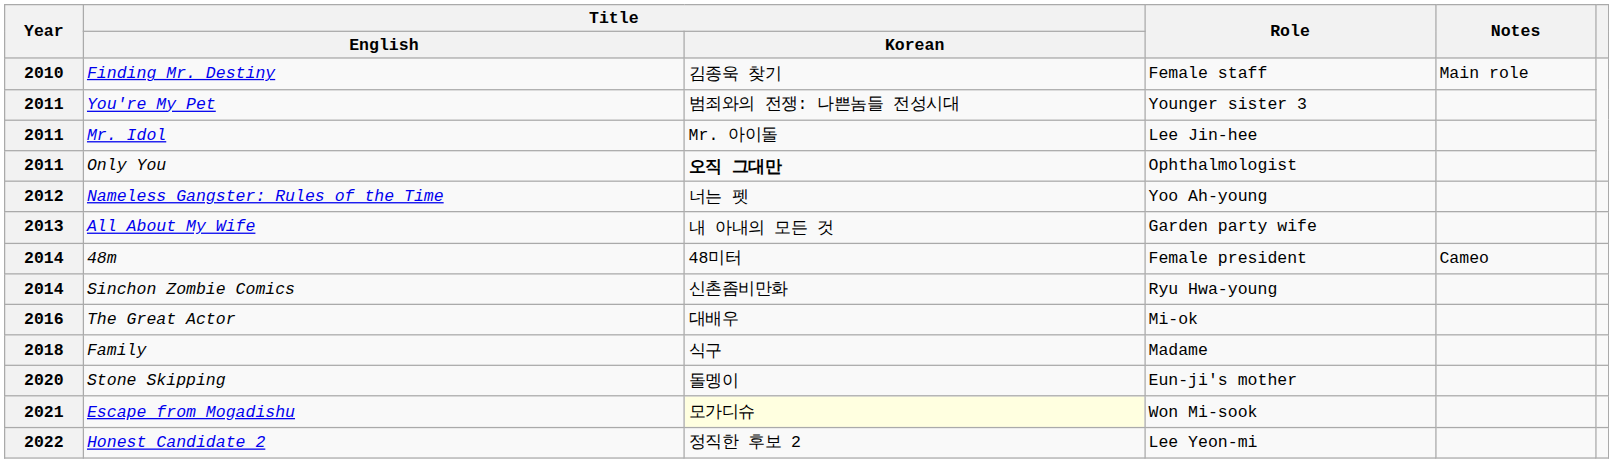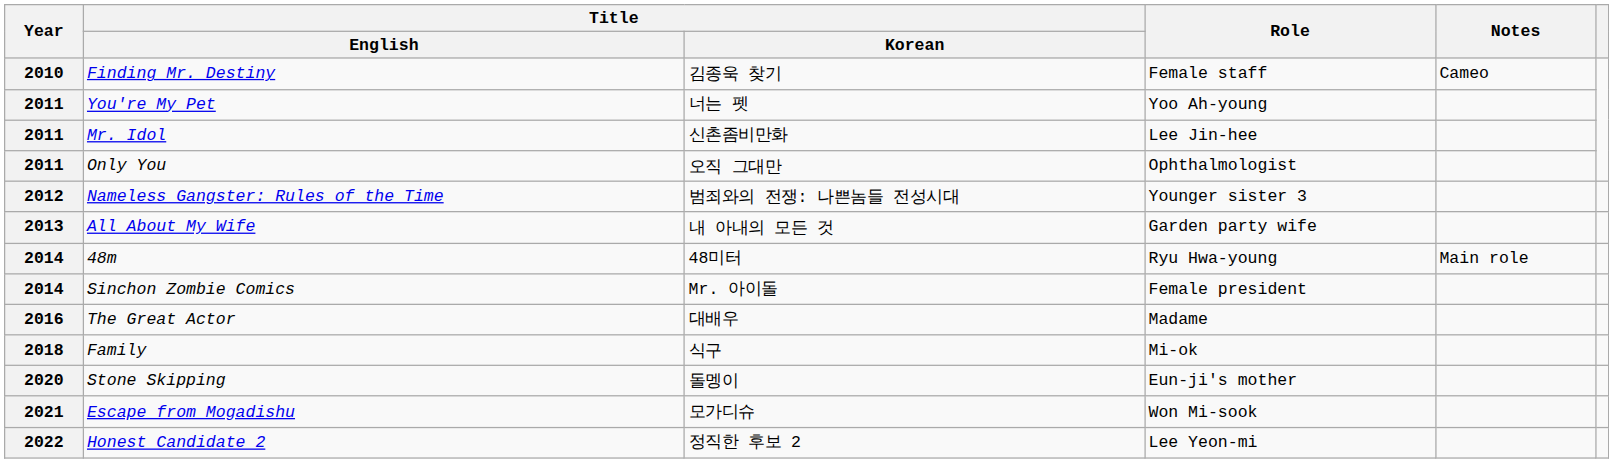(1484, 74) Main role -> (1464, 74) Cameo
(824, 105) 범죄와의 전쟁: 나쁜놈들 전성시대 -> (718, 105) 너는 펫
(1228, 105) Younger sister 3 -> (1208, 105) Yoo Ah-young
(733, 136) Mr. 아이돌 -> (738, 136) 신촌좀비만화
(735, 167) bold -> (735, 167) normal
(718, 197) 너는 펫 -> (824, 197) 범죄와의 전쟁: 나쁜놈들 전성시대
(1208, 197) Yoo Ah-young -> (1228, 197) Younger sister 3
(1228, 258) Female president -> (1213, 258) Ryu Hwa-young
(1464, 258) Cameo -> (1484, 258) Main role
(738, 289) 신촌좀비만화 -> (733, 289) Mr. 아이돌
(1213, 289) Ryu Hwa-young -> (1228, 289) Female president
(1173, 320) Mi-ok -> (1178, 320) Madame
(1178, 350) Madame -> (1173, 350) Mi-ok
(722, 412) lightyellow background -> (722, 412) no background
